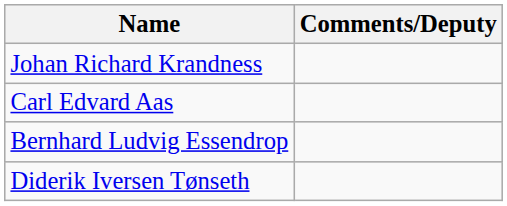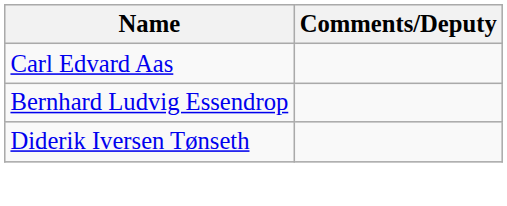- row: (136, 63)
